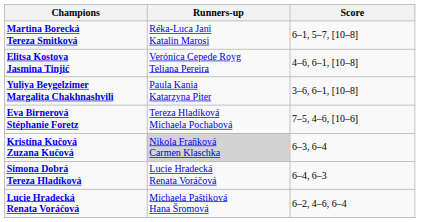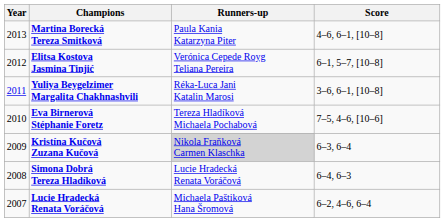+ column: (17, 13)
(180, 35) Réka-Luca Jani Katalin Marosi -> (205, 35) Paula Kania Katarzyna Piter
(325, 35) 6–1, 5–7, [10–8] -> (350, 35) 4–6, 6–1, [10–8]
(325, 63) 4–6, 6–1, [10–8] -> (350, 63) 6–1, 5–7, [10–8]
(180, 91) Paula Kania Katarzyna Piter -> (205, 91) Réka-Luca Jani Katalin Marosi
